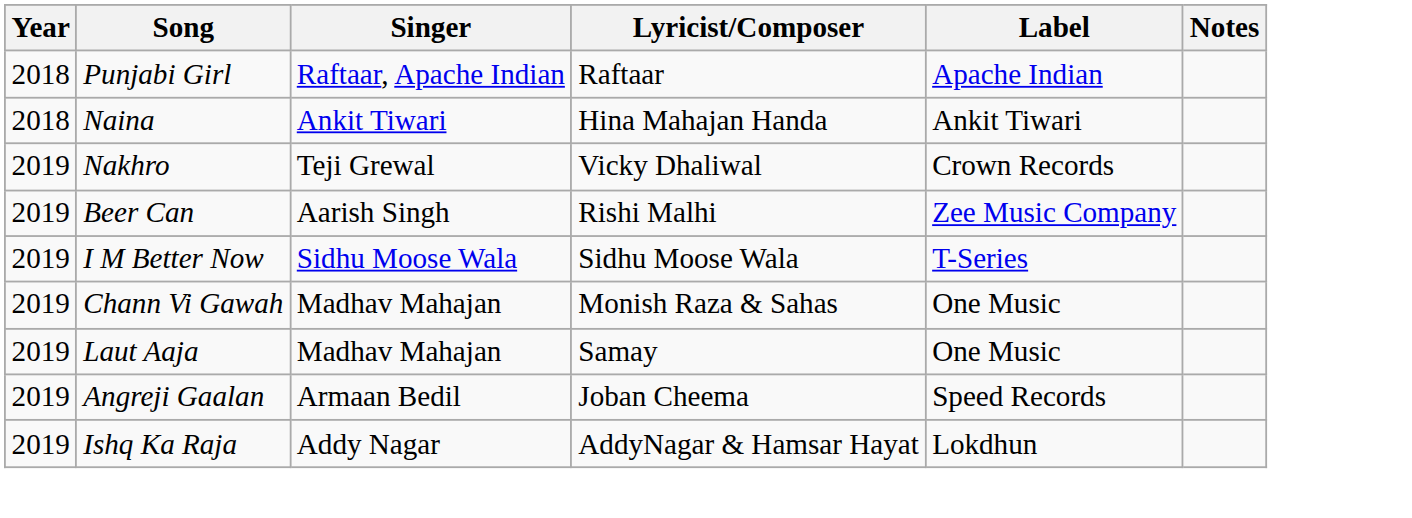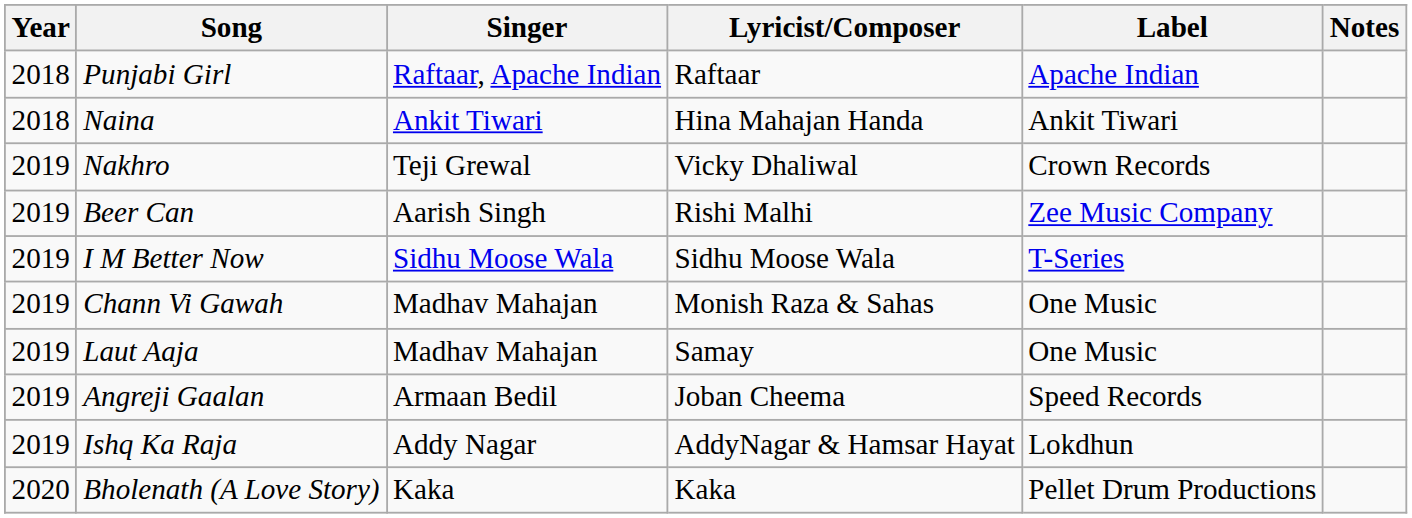+ row: (231, 489)
